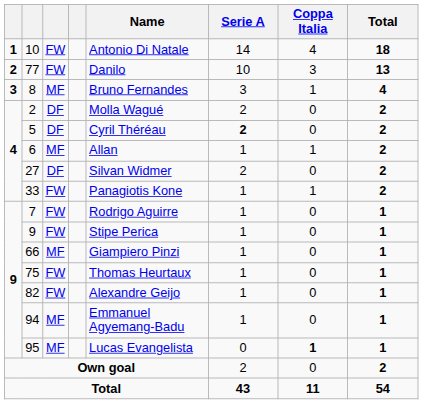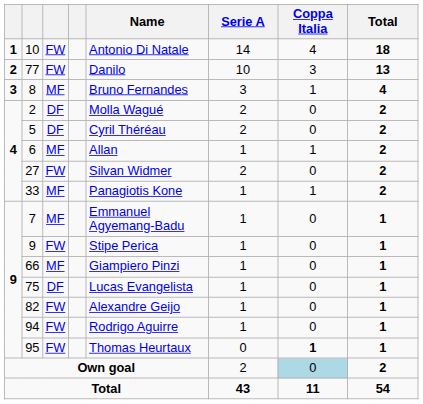(243, 130) bold -> (243, 130) normal
(55, 171) DF -> (55, 171) FW
(55, 191) FW -> (55, 191) MF
(55, 211) FW -> (55, 218) MF
(134, 211) Rodrigo Aguirre -> (137, 218) Emmanuel Agyemang-Badu
(55, 272) FW -> (55, 287) DF
(140, 272) Thomas Heurtaux -> (141, 287) Lucas Evangelista
(55, 320) MF -> (55, 327) FW
(137, 320) Emmanuel Agyemang-Badu -> (134, 327) Rodrigo Aguirre
(55, 347) MF -> (55, 347) FW
(141, 347) Lucas Evangelista -> (140, 347) Thomas Heurtaux
(313, 368) no background -> (313, 368) lightblue background
